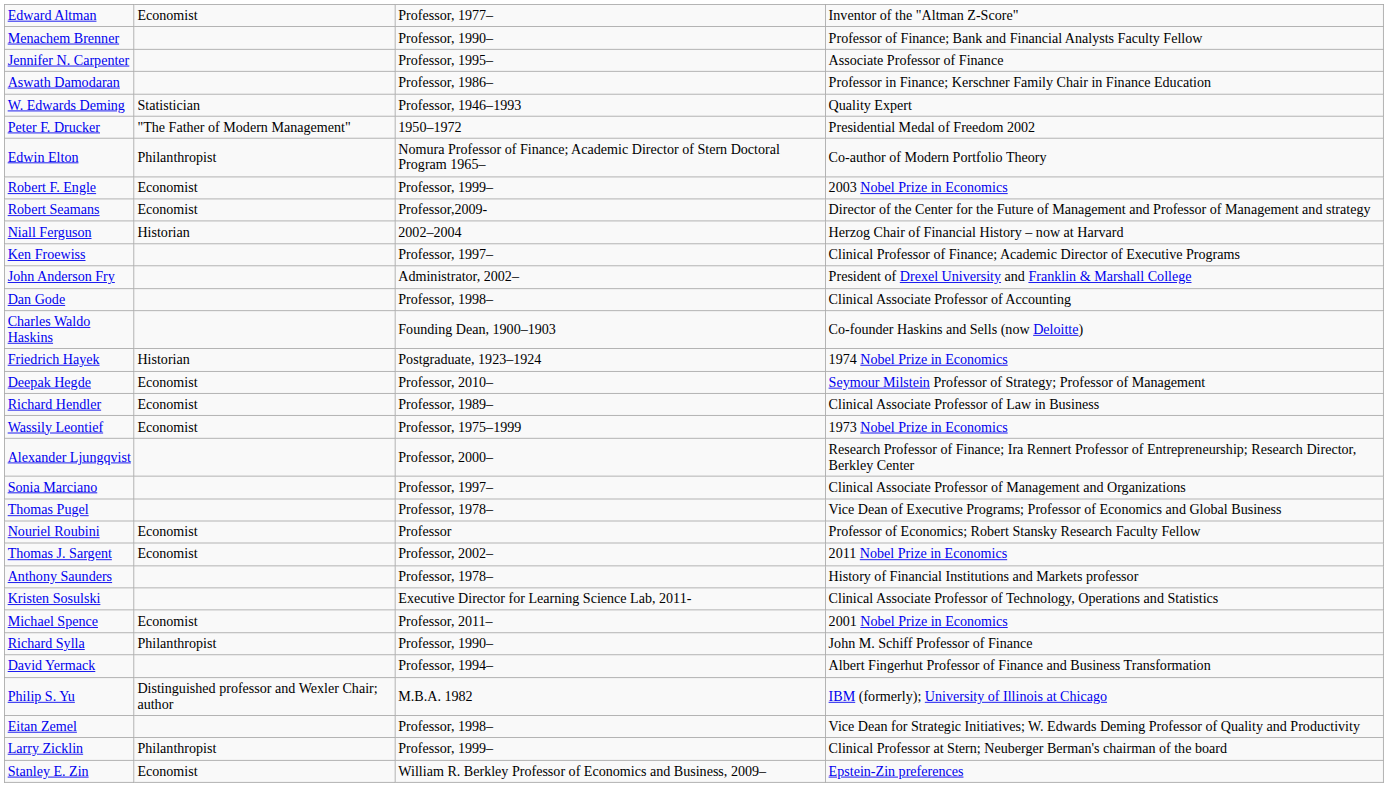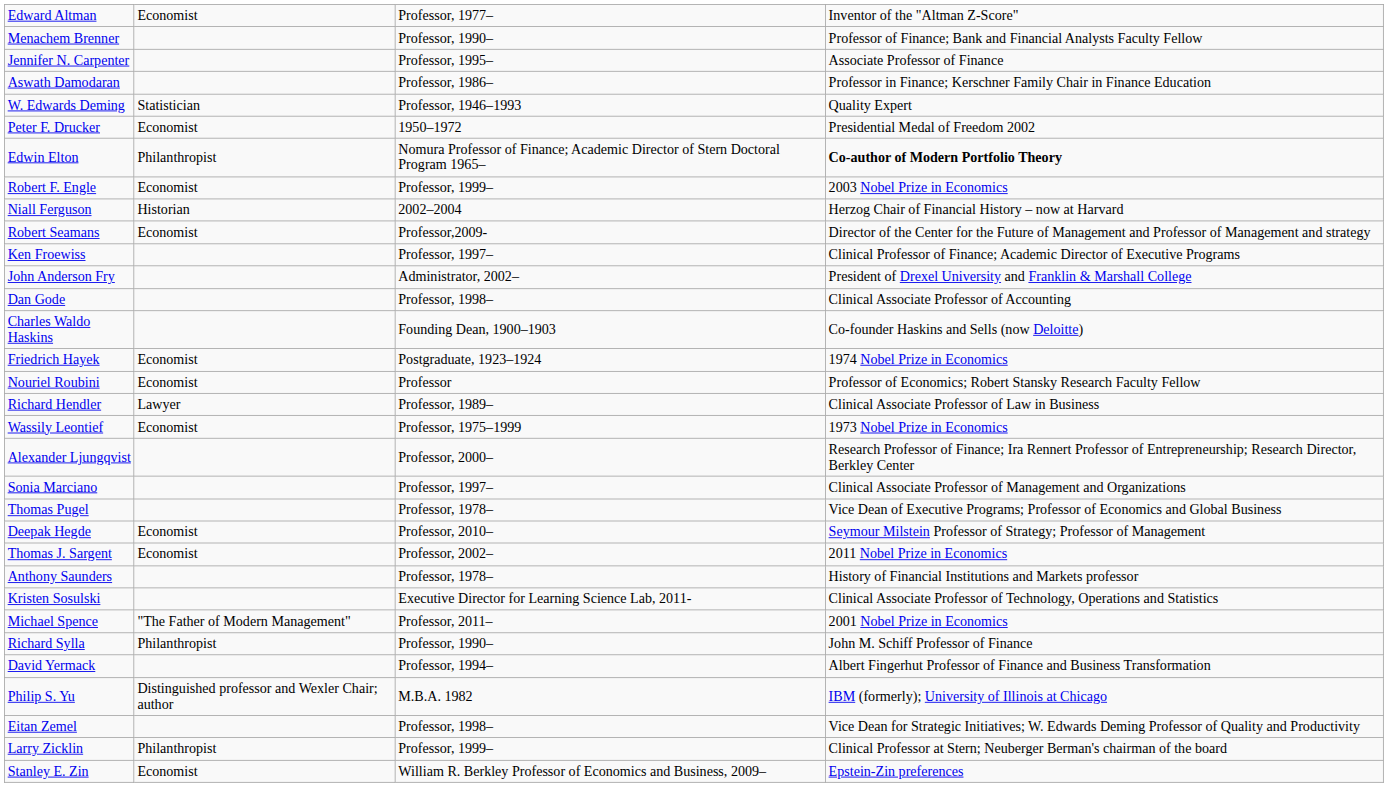(244, 127) "The Father of Modern Management" -> (168, 127) Economist
(938, 157) normal -> (945, 157) bold
rows swapped: (54, 210) <-> (50, 232)
(164, 359) Historian -> (168, 359) Economist
rows swapped: (49, 382) <-> (54, 532)
(168, 404) Economist -> (159, 404) Lawyer
(168, 621) Economist -> (244, 621) "The Father of Modern Management"
